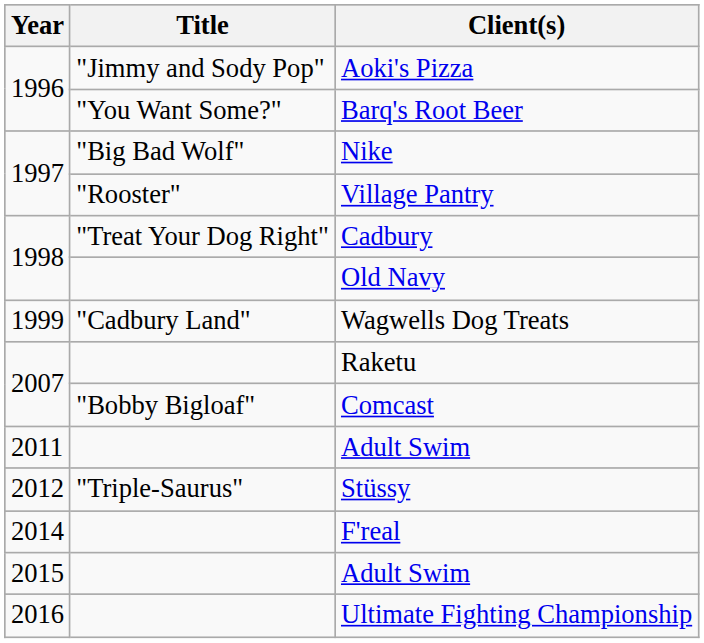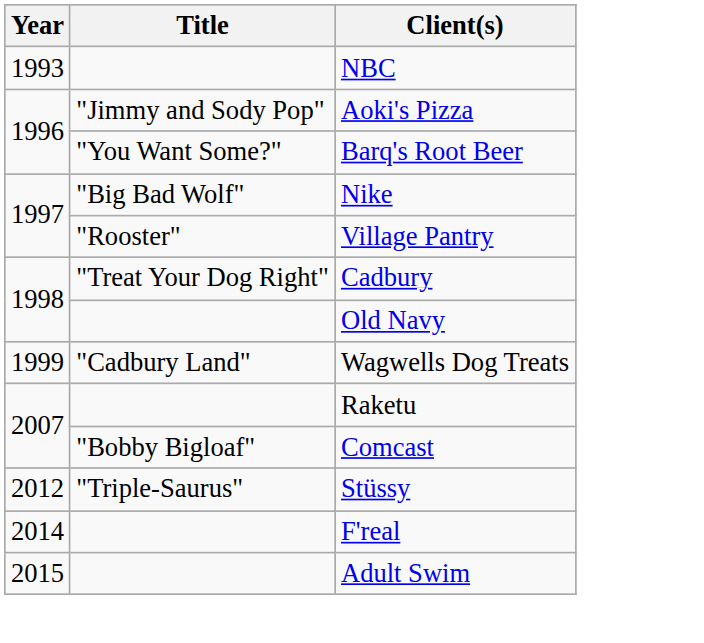+ row: (38, 67)
- row: (37, 446)
- row: (38, 615)
